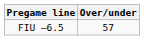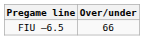(108, 28) 57 -> (108, 28) 66
